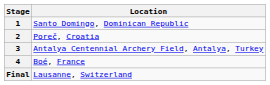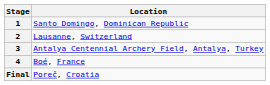(66, 36) Poreč, Croatia -> (83, 36) Lausanne, Switzerland
(83, 74) Lausanne, Switzerland -> (66, 74) Poreč, Croatia
